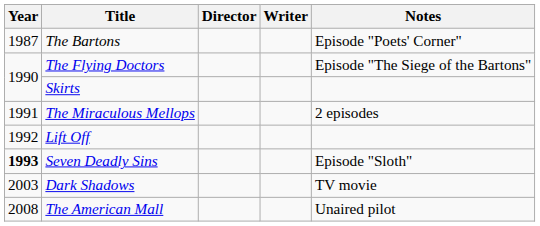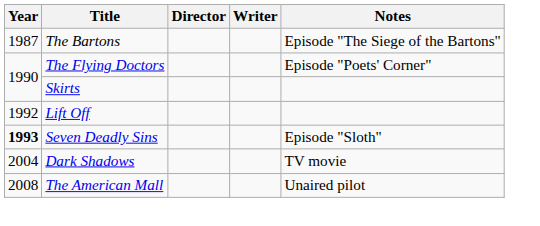(388, 40) Episode "Poets' Corner" -> (393, 40) Episode "The Siege of the Bartons"
(423, 64) Episode "The Siege of the Bartons" -> (358, 64) Episode "Poets' Corner"
- row: (120, 112)
(23, 185) 2003 -> (23, 161) 2004
